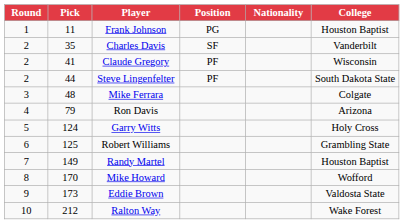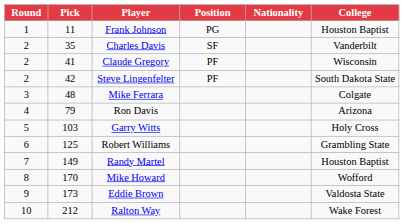(70, 78) 44 -> (70, 78) 42
(70, 128) 124 -> (70, 128) 103
